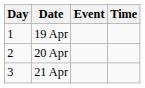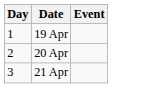- column: (124, 14)
